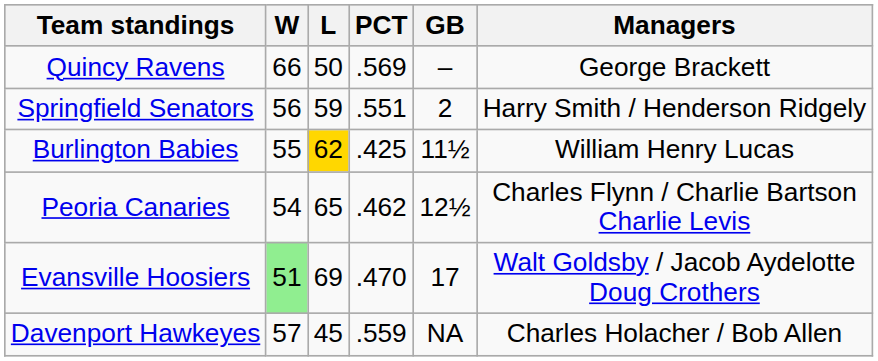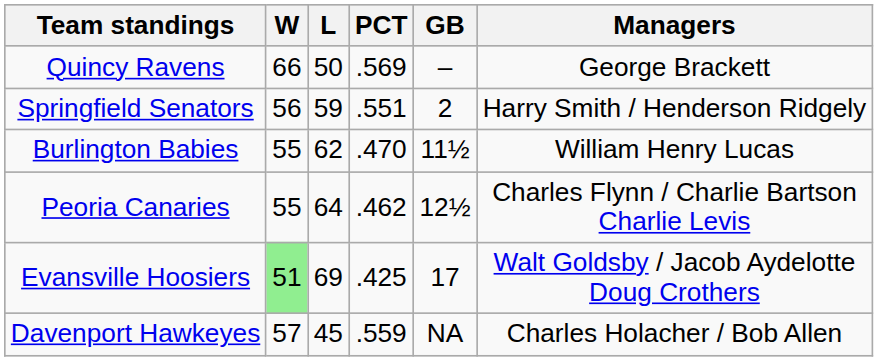(328, 150) gold background -> (328, 150) no background
(381, 150) .425 -> (381, 150) .470
(287, 206) 54 -> (287, 206) 55
(328, 206) 65 -> (328, 206) 64
(381, 277) .470 -> (381, 277) .425
